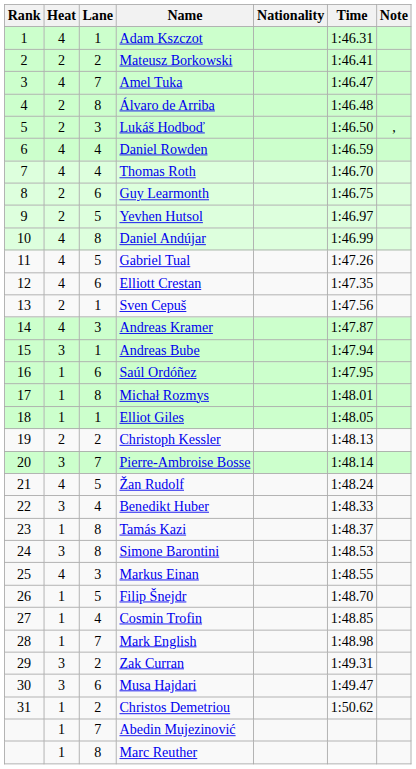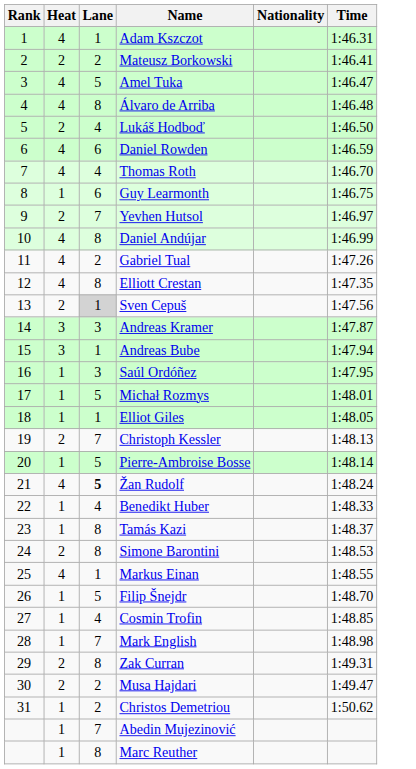- column: (394, 15)
(98, 82) 7 -> (98, 82) 5
(62, 104) 2 -> (62, 104) 4
(98, 127) 3 -> (98, 127) 4
(98, 149) 4 -> (98, 149) 6
(62, 194) 2 -> (62, 194) 1
(98, 216) 5 -> (98, 216) 7
(98, 261) 5 -> (98, 261) 2
(98, 283) 6 -> (98, 283) 8
(98, 305) no background -> (98, 305) lightgrey background
(62, 328) 4 -> (62, 328) 3
(98, 372) 6 -> (98, 372) 3
(98, 395) 8 -> (98, 395) 5
(98, 439) 2 -> (98, 439) 7
(62, 462) 3 -> (62, 462) 1
(98, 462) 7 -> (98, 462) 5
(98, 484) normal -> (98, 484) bold
(62, 506) 3 -> (62, 506) 1
(62, 551) 3 -> (62, 551) 2
(98, 573) 3 -> (98, 573) 1
(62, 663) 3 -> (62, 663) 2
(98, 663) 2 -> (98, 663) 8
(62, 685) 3 -> (62, 685) 2
(98, 685) 6 -> (98, 685) 2
